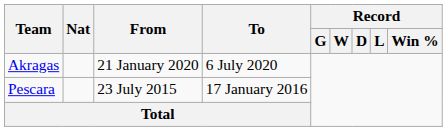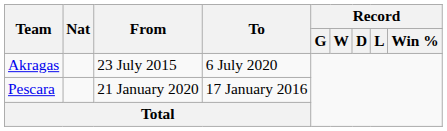(148, 65) 21 January 2020 -> (137, 65) 23 July 2015
(137, 89) 23 July 2015 -> (148, 89) 21 January 2020
